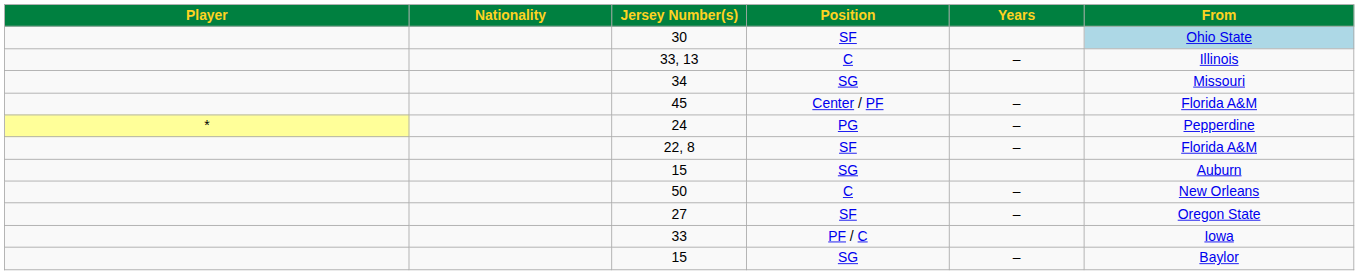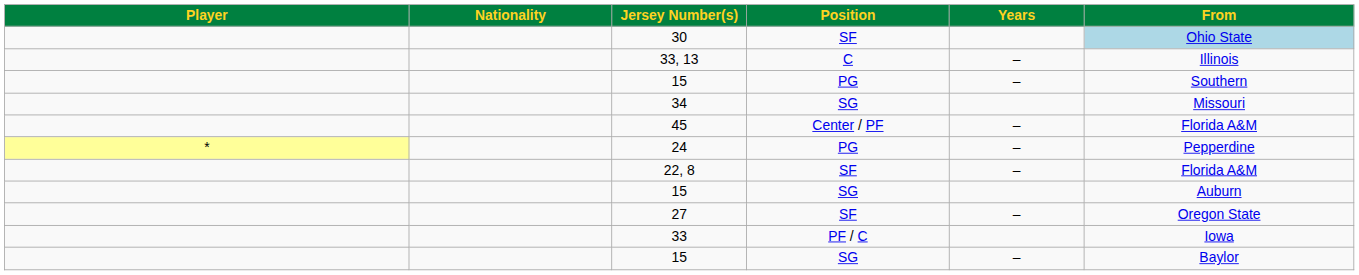+ row: (679, 81)
- row: (679, 192)
